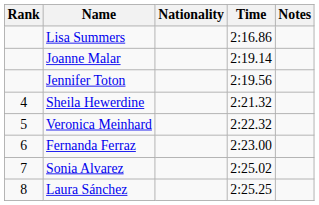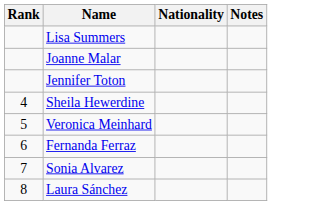- column: (251, 15)
